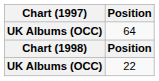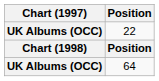rows swapped: (130, 66) <-> (130, 31)
